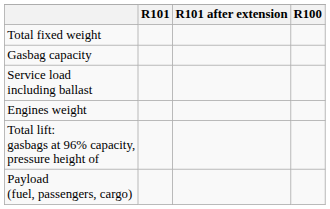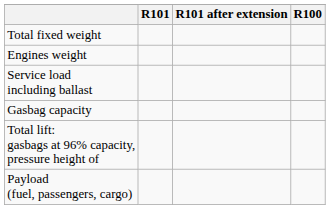rows swapped: (47, 110) <-> (49, 55)
